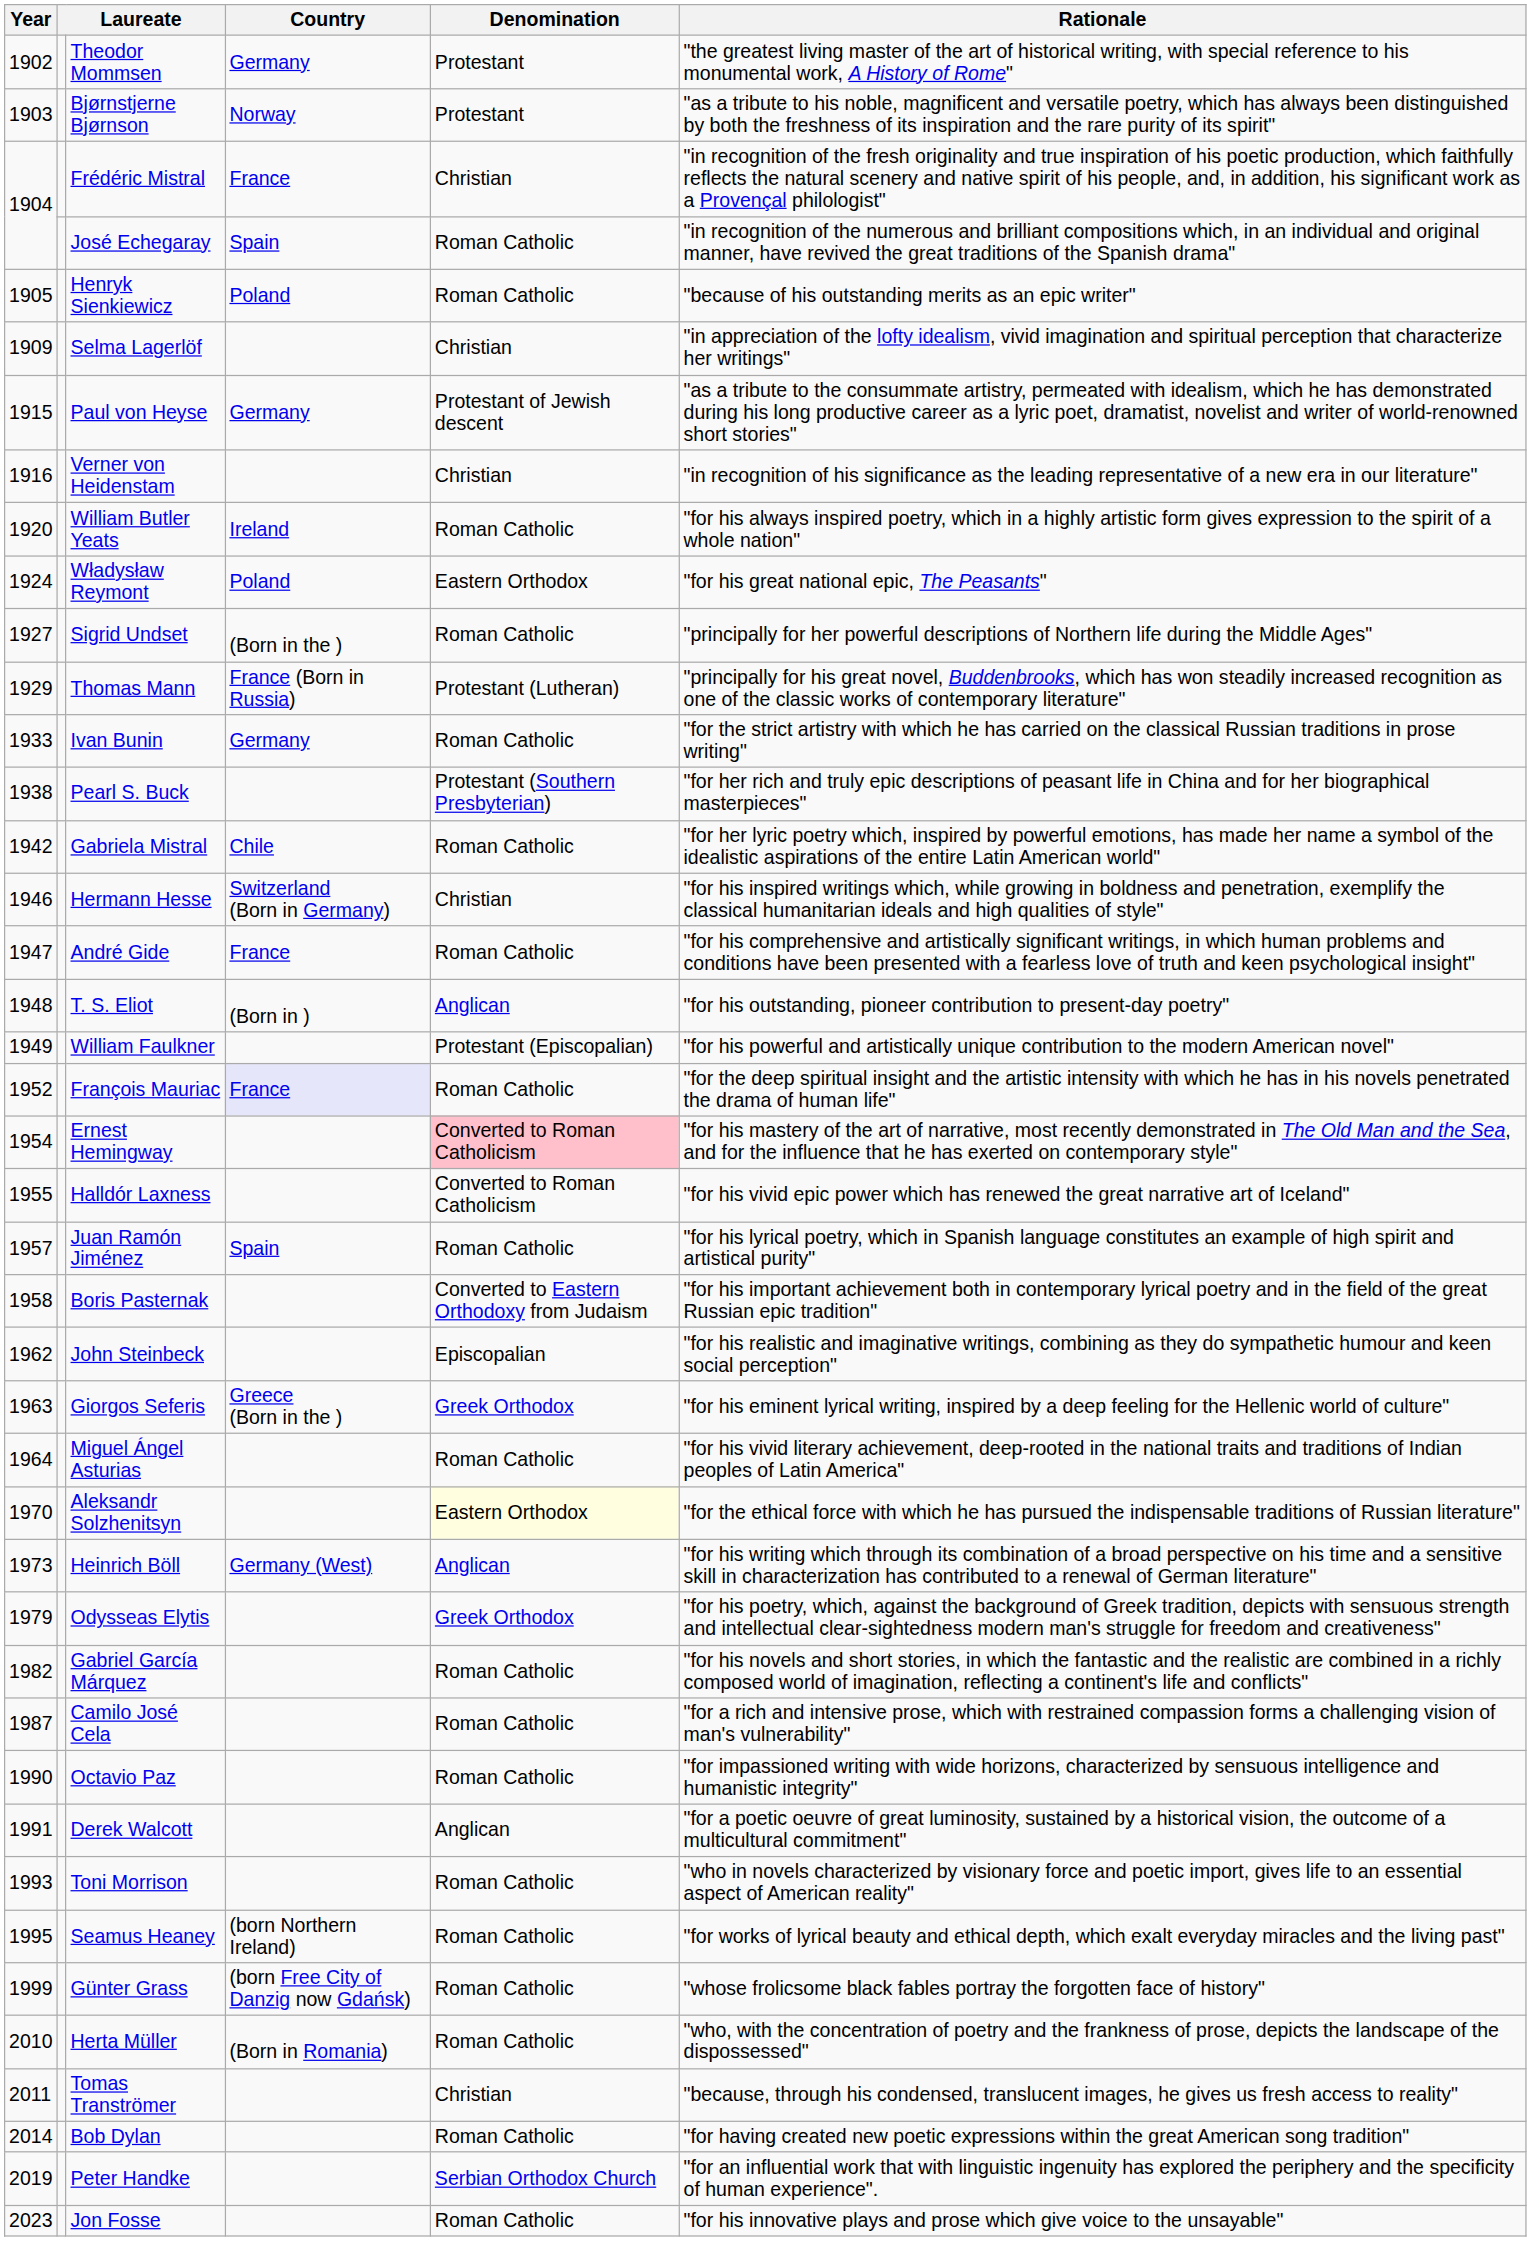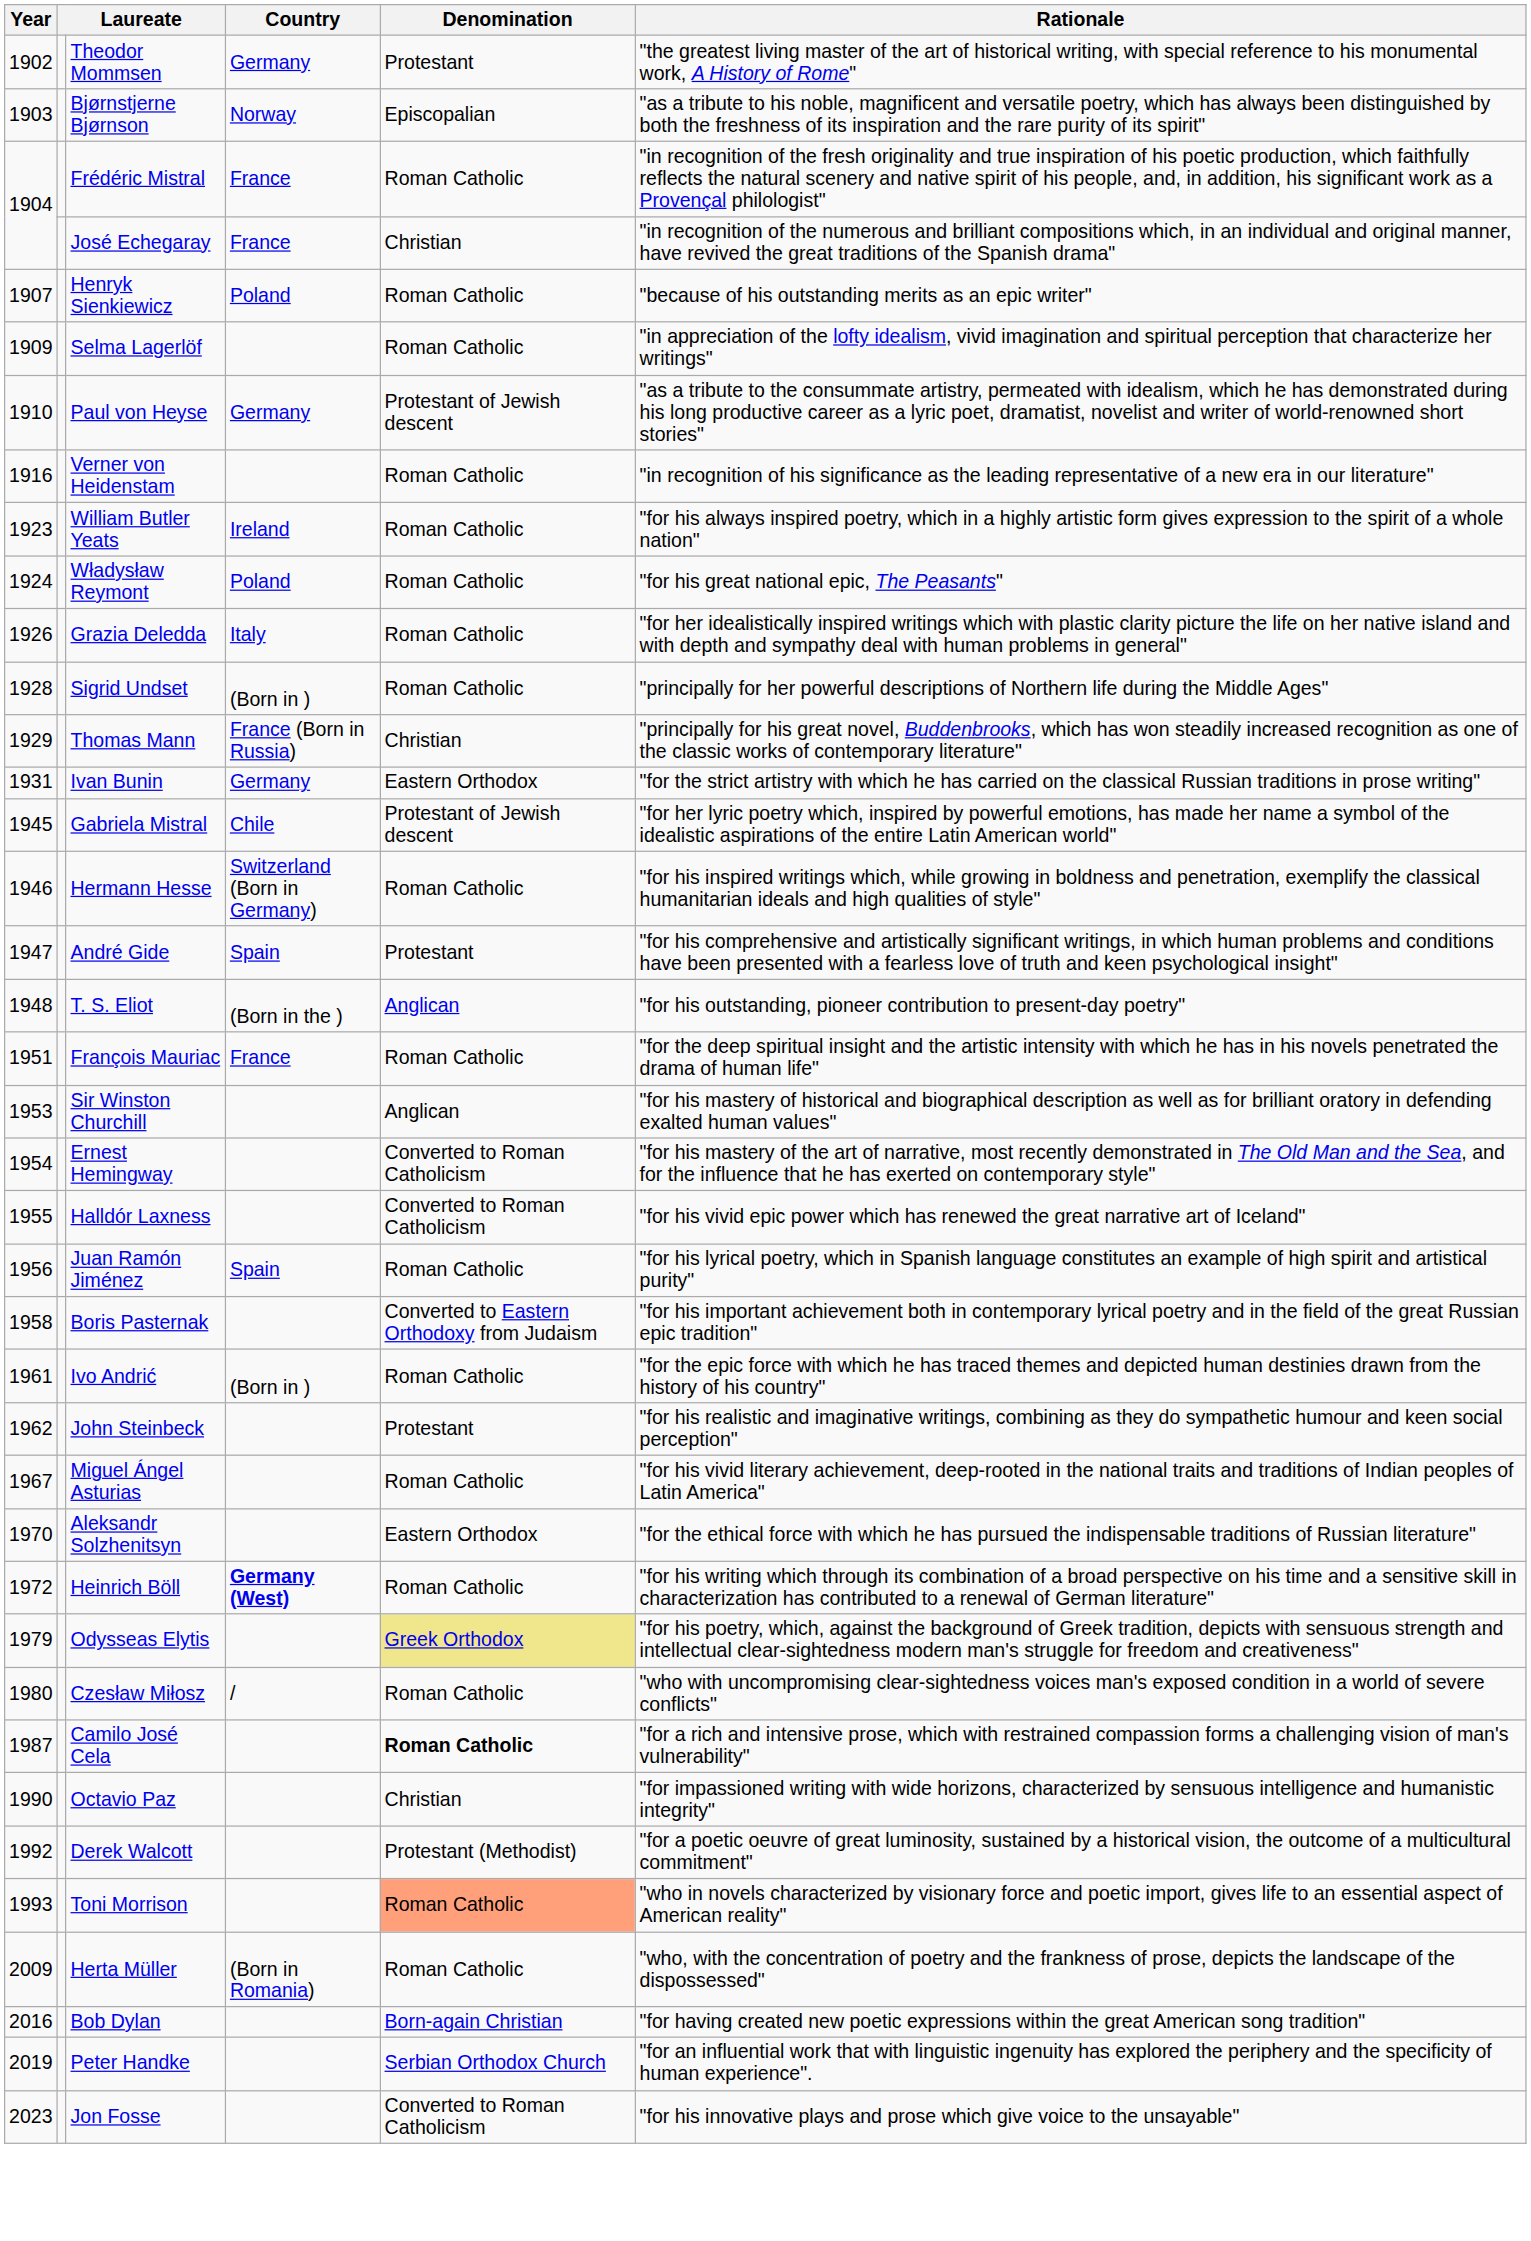(479, 114) Protestant -> (440, 114) Episcopalian
(473, 178) Christian -> (454, 178) Roman Catholic
(254, 242) Spain -> (260, 242) France
(504, 242) Roman Catholic -> (423, 242) Christian
(31, 295) 1905 -> (31, 295) 1907
(473, 348) Christian -> (454, 348) Roman Catholic
(31, 412) 1915 -> (31, 412) 1910
(473, 476) Christian -> (454, 476) Roman Catholic
(31, 529) 1920 -> (31, 529) 1923
(511, 582) Eastern Orthodox -> (454, 582) Roman Catholic
+ row: (138, 635)
(31, 635) 1927 -> (31, 687) 1928
(286, 645) (Born in the ) -> (270, 698) (Born in )
(527, 687) Protestant (Lutheran) -> (423, 740) Christian
(31, 740) 1933 -> (31, 782) 1931
(504, 740) Roman Catholic -> (461, 782) Eastern Orthodox
- row: (130, 793)
(31, 846) 1942 -> (31, 824) 1945
(504, 846) Roman Catholic -> (472, 824) Protestant of Jewish descent
(473, 899) Christian -> (454, 888) Roman Catholic
(260, 952) France -> (255, 952) Spain
(504, 952) Roman Catholic -> (429, 952) Protestant
(270, 1016) (Born in ) -> (286, 1016) (Born in the )
- row: (143, 1047)
(31, 1089) 1952 -> (31, 1058) 1951
(260, 1089) lavender background -> (260, 1058) no background
+ row: (120, 1111)
(525, 1142) pink background -> (475, 1164) no background
(31, 1248) 1957 -> (31, 1270) 1956
+ row: (113, 1375)
(490, 1353) Episcopalian -> (429, 1428) Protestant
- row: (138, 1406)
(31, 1459) 1964 -> (31, 1481) 1967
(511, 1512) lightyellow background -> (461, 1534) no background
(31, 1565) 1973 -> (31, 1587) 1972
(301, 1565) normal -> (272, 1587) bold
(472, 1565) Anglican -> (454, 1587) Roman Catholic
(504, 1618) no background -> (454, 1640) khaki background
+ row: (138, 1693)
- row: (134, 1671)
(504, 1724) normal -> (459, 1746) bold
(504, 1777) Roman Catholic -> (423, 1799) Christian
(31, 1830) 1991 -> (31, 1852) 1992
(472, 1830) Anglican -> (481, 1852) Protestant (Methodist)
(504, 1883) no background -> (454, 1905) lightsalmon background
- row: (143, 1935)
- row: (129, 1988)
(31, 2041) 2010 -> (31, 1968) 2009
- row: (123, 2094)
(31, 2136) 2014 -> (31, 2021) 2016
(504, 2136) Roman Catholic -> (474, 2021) Born-again Christian
(504, 2220) Roman Catholic -> (475, 2116) Converted to Roman Catholicism
